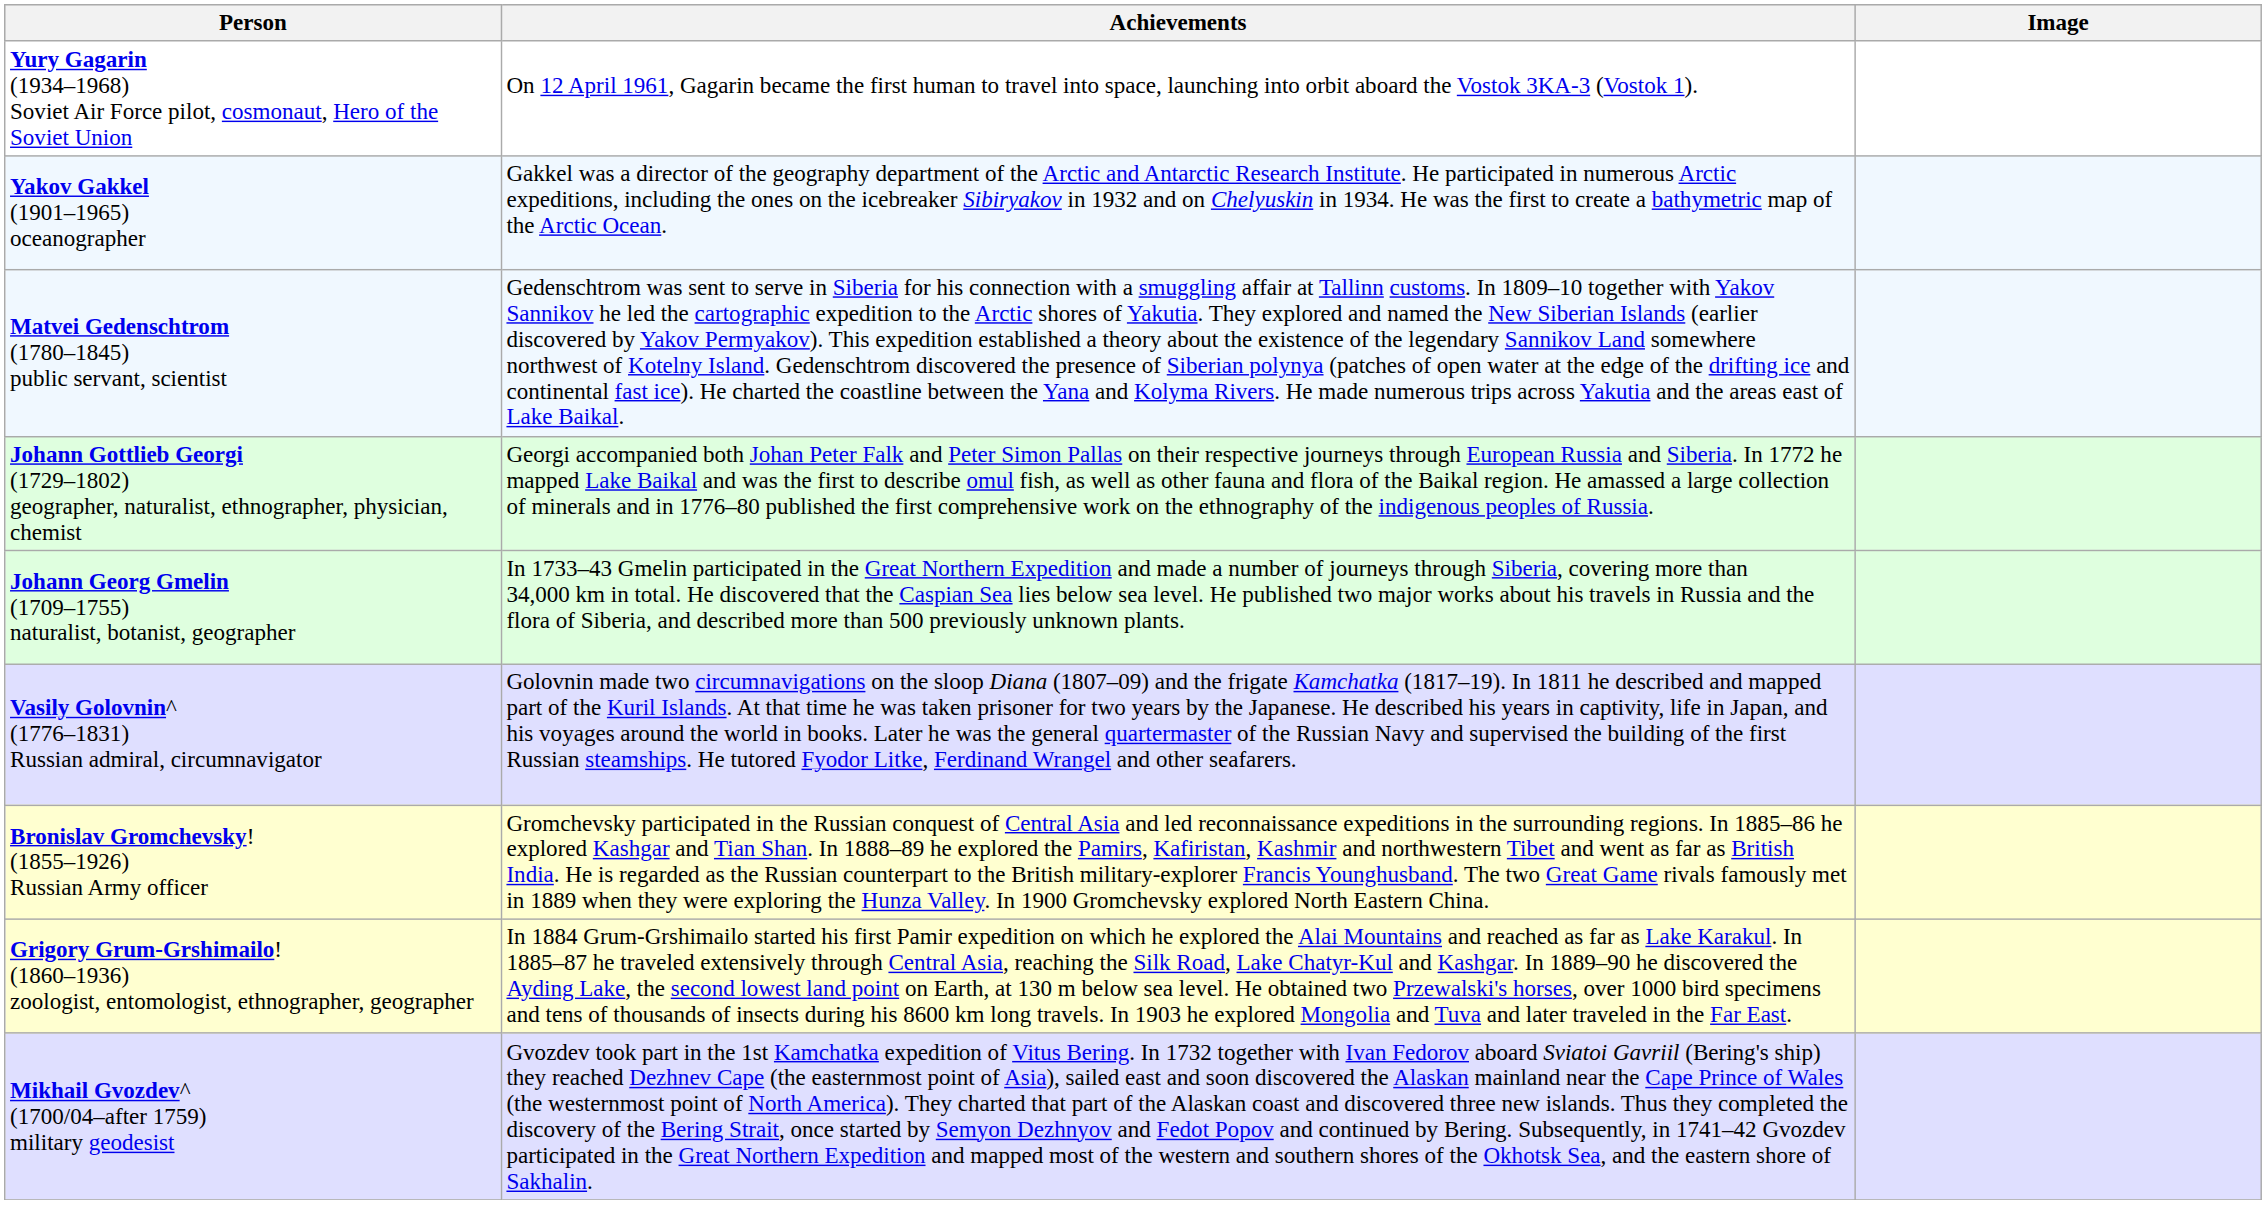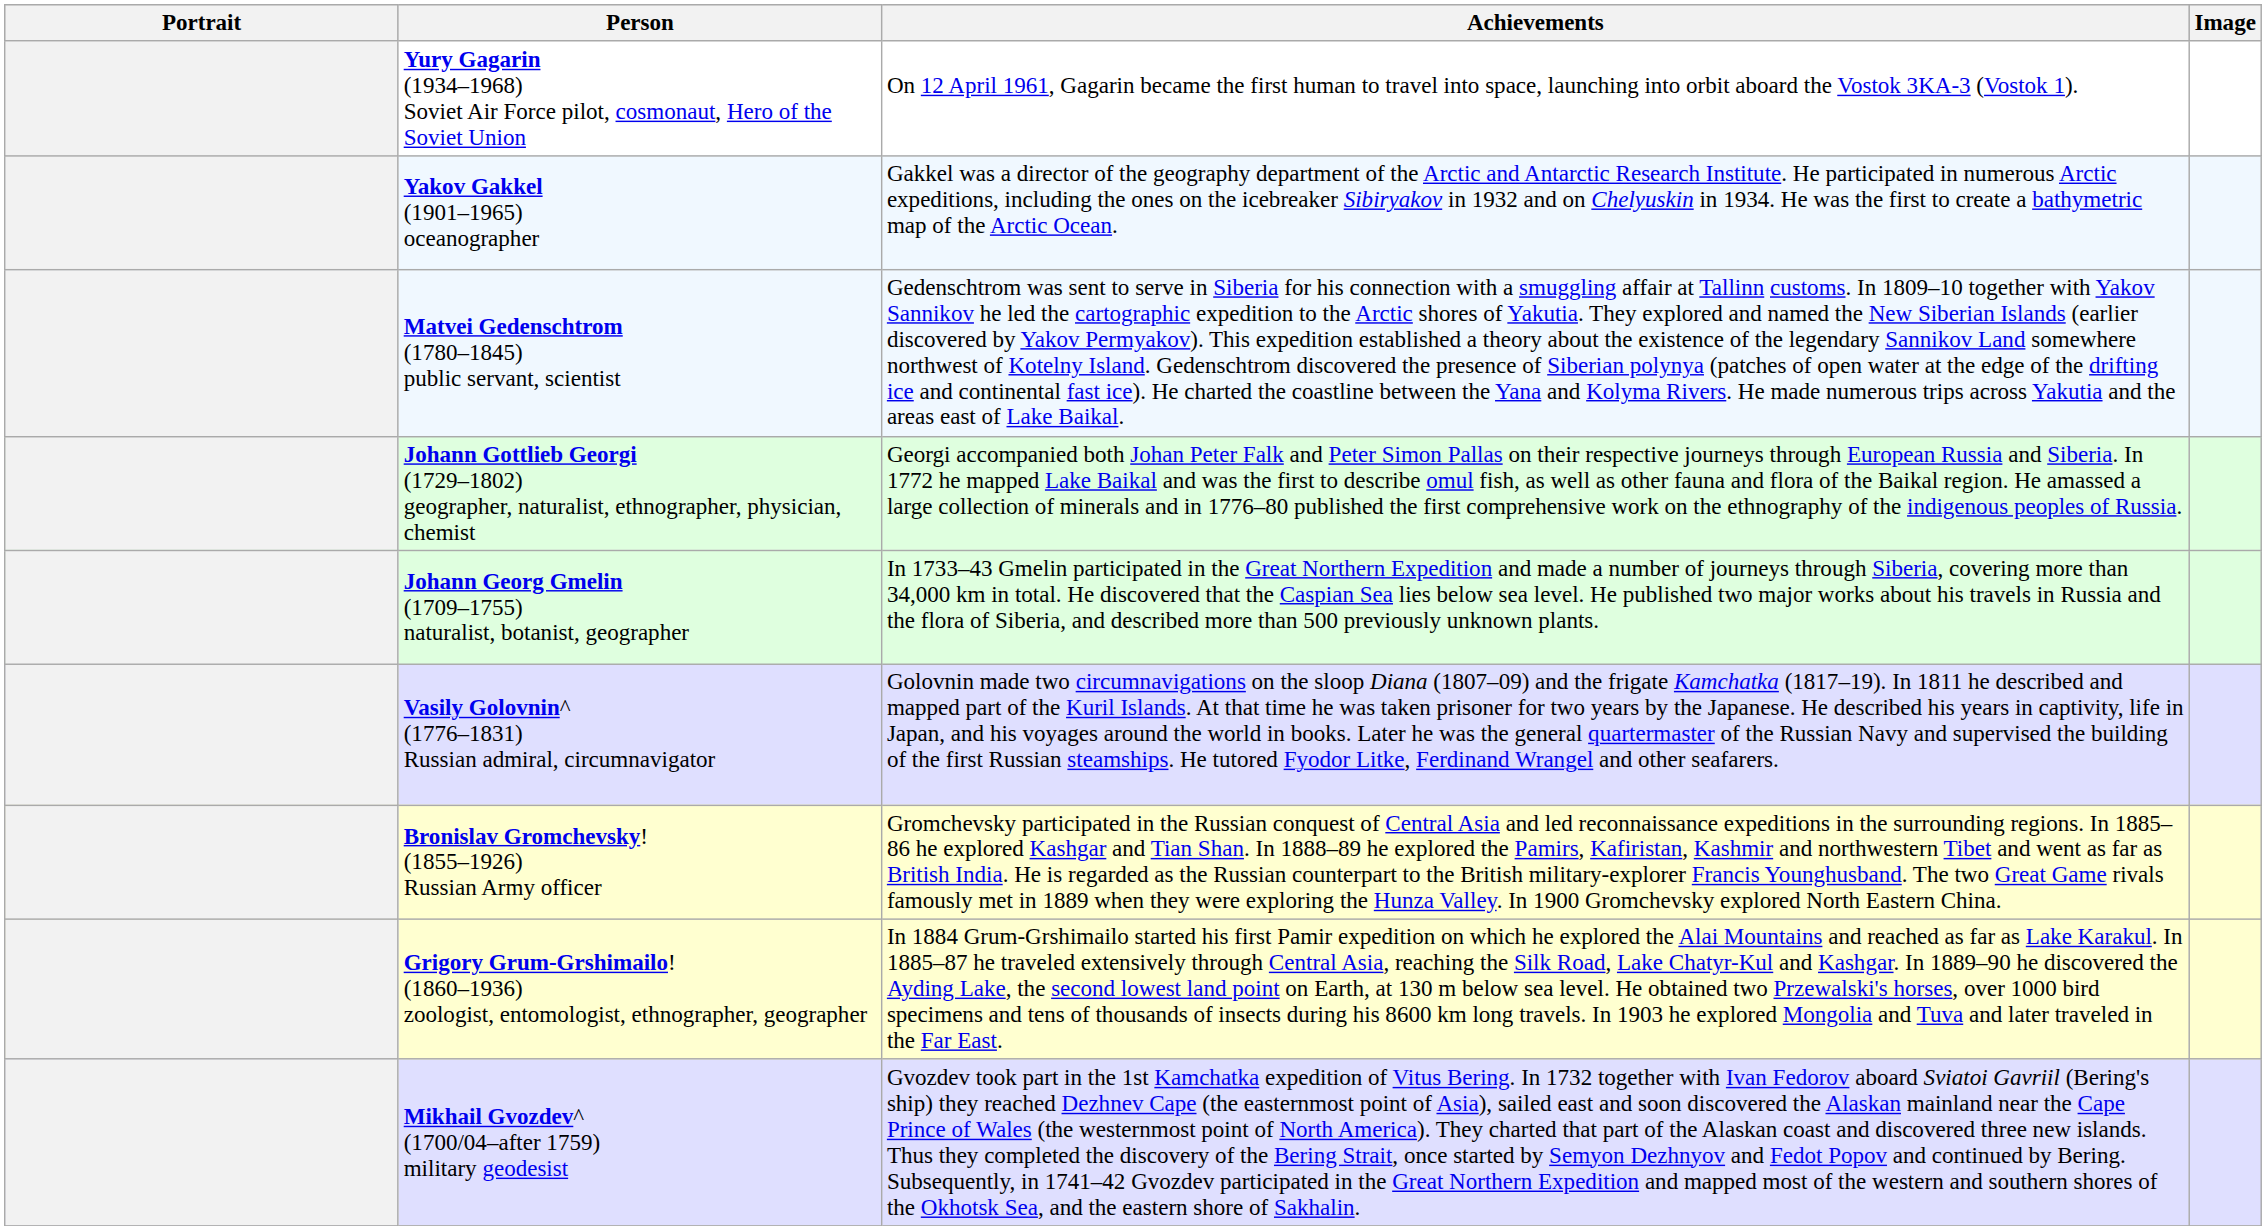+ column: (202, 22)
